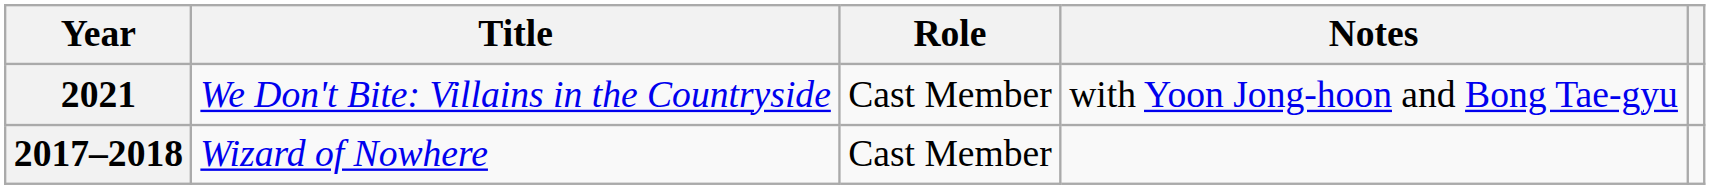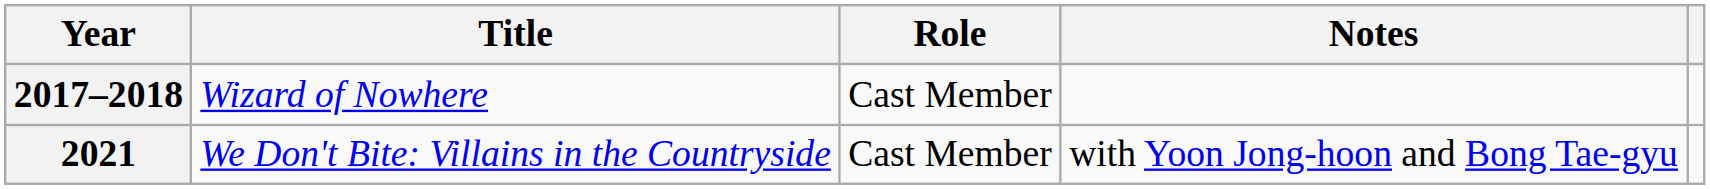rows swapped: (98, 153) <-> (98, 93)
